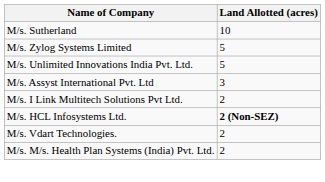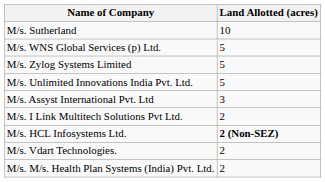+ row: (84, 47)
